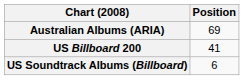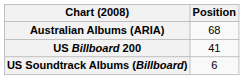(214, 30) 69 -> (214, 30) 68
